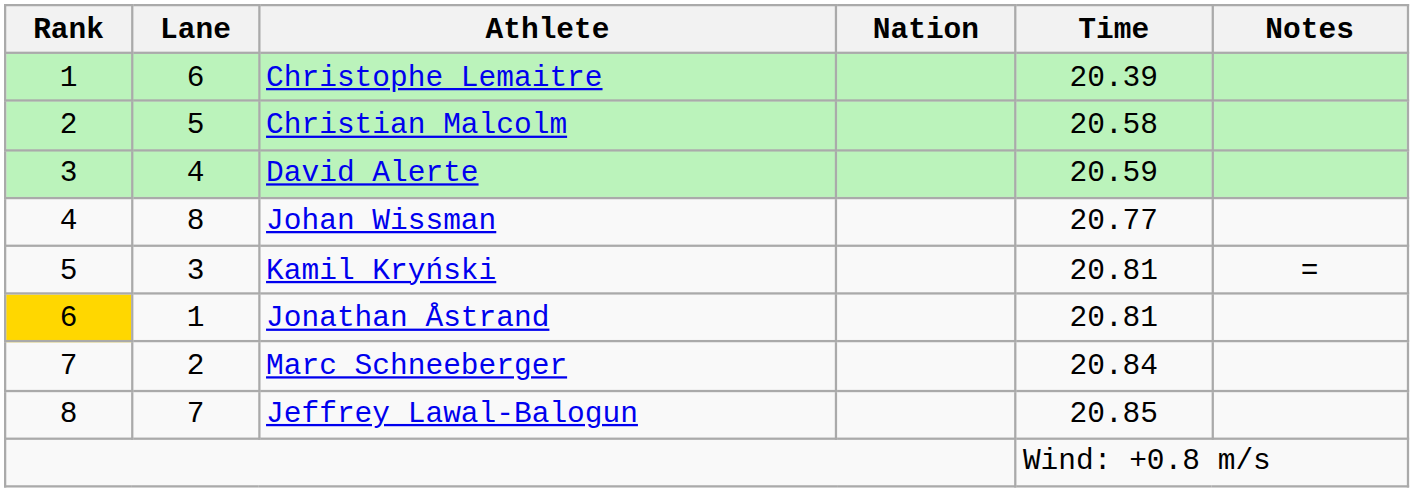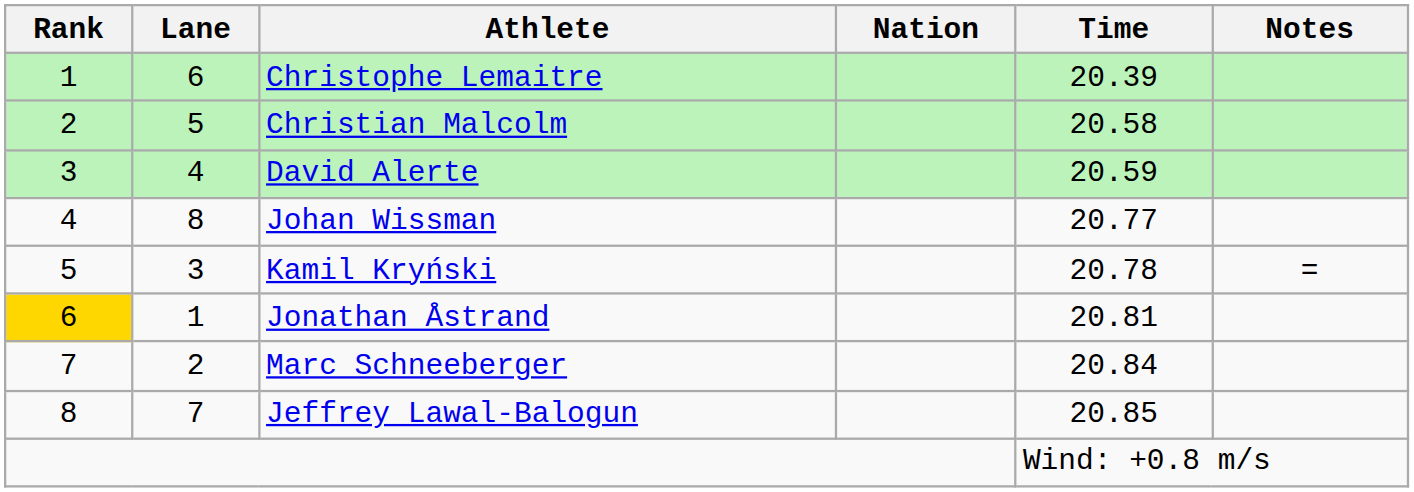(1114, 270) 20.81 -> (1114, 270) 20.78
